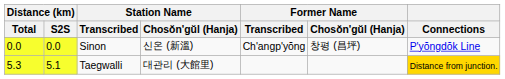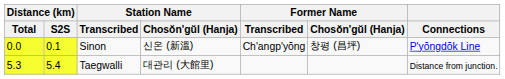(53, 47) 0.0 -> (53, 47) 0.1
(53, 65) 5.1 -> (53, 65) 5.4
(454, 66) gold background -> (454, 66) no background
